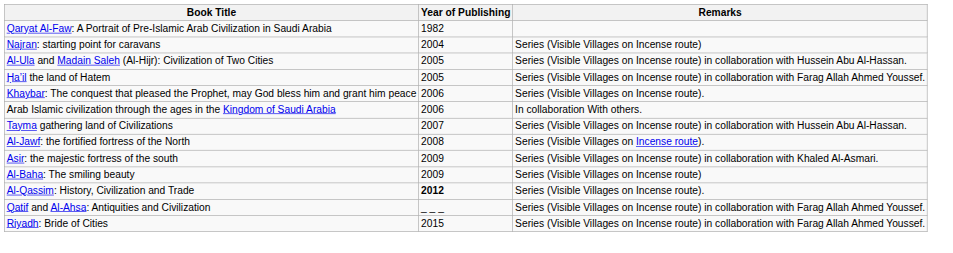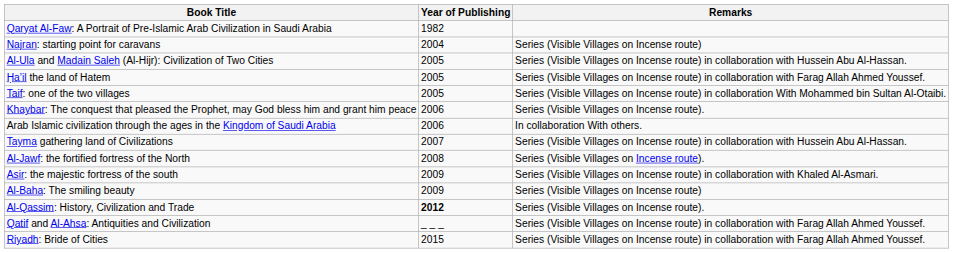+ row: (68, 93)
